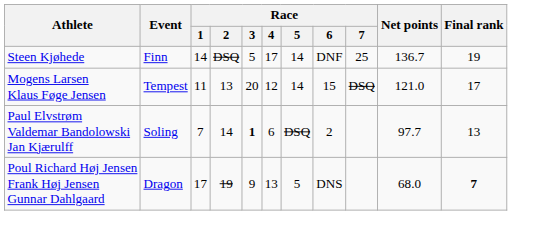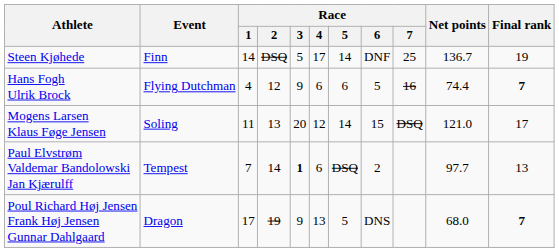+ row: (39, 87)
(166, 87) Tempest -> (161, 124) Soling
(161, 131) Soling -> (166, 169) Tempest
